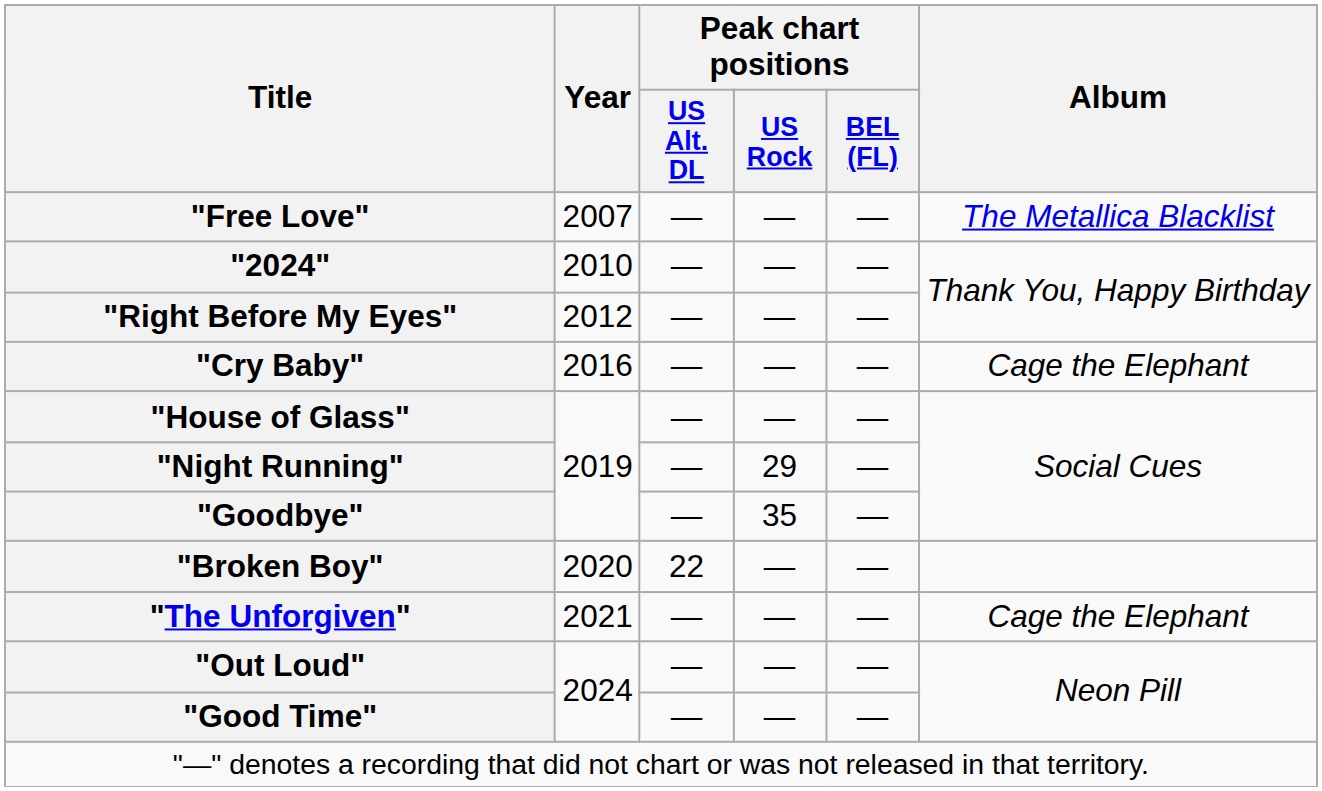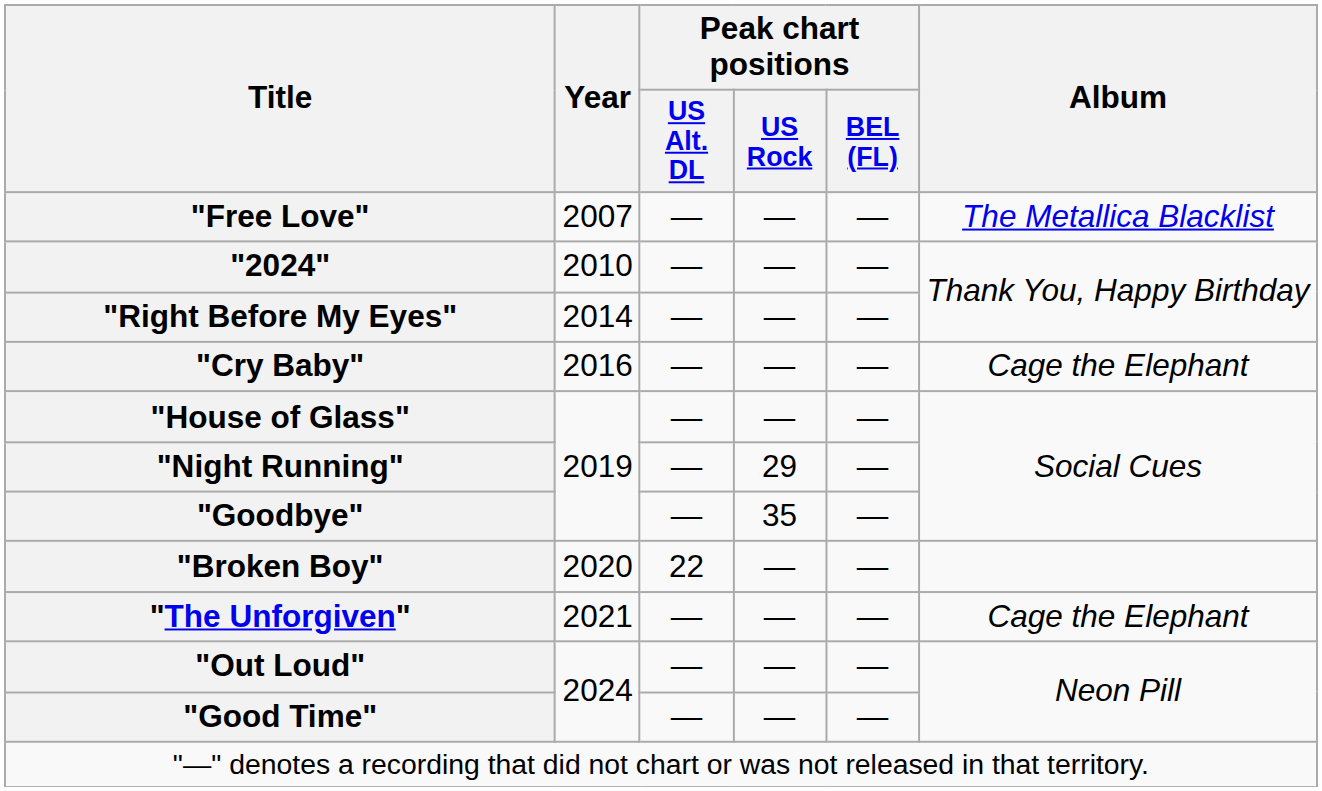(598, 316) 2012 -> (598, 316) 2014
